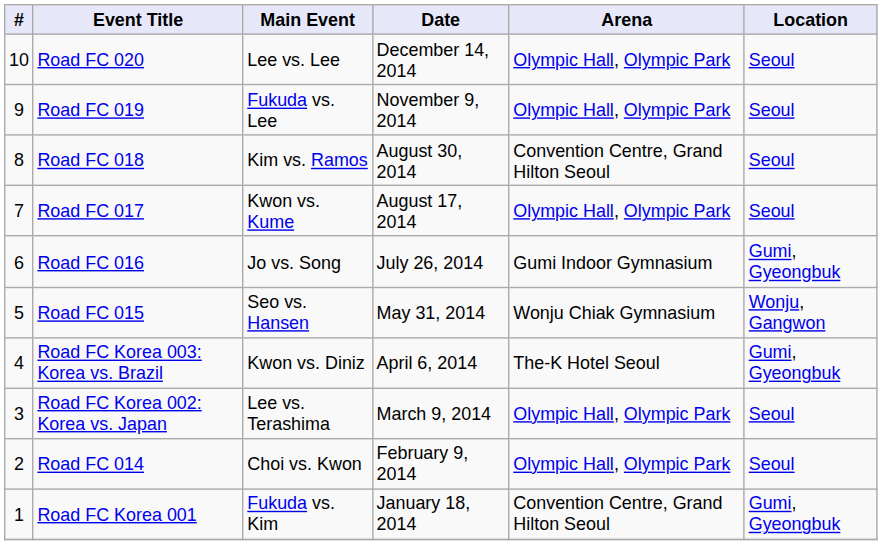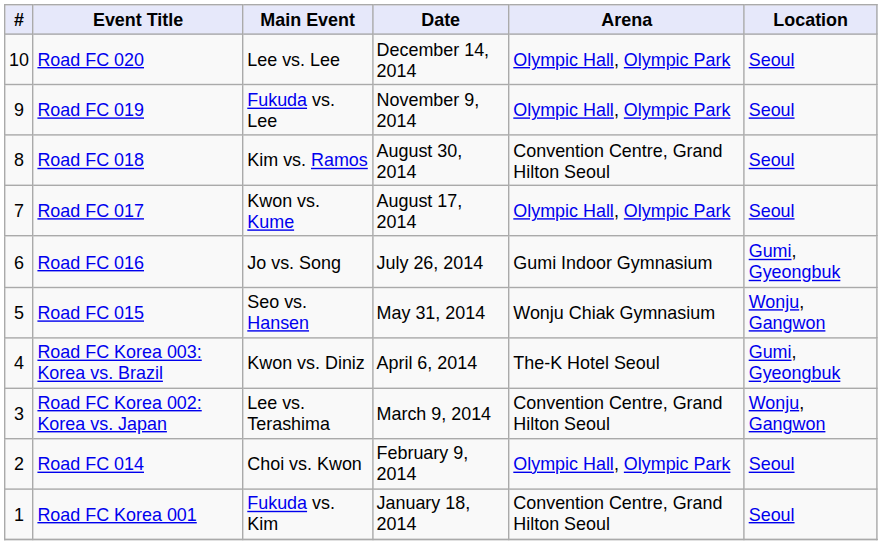(622, 413) Olympic Hall, Olympic Park -> (618, 413) Convention Centre, Grand Hilton Seoul
(772, 413) Seoul -> (787, 413) Wonju, Gangwon
(795, 514) Gumi, Gyeongbuk -> (772, 514) Seoul
